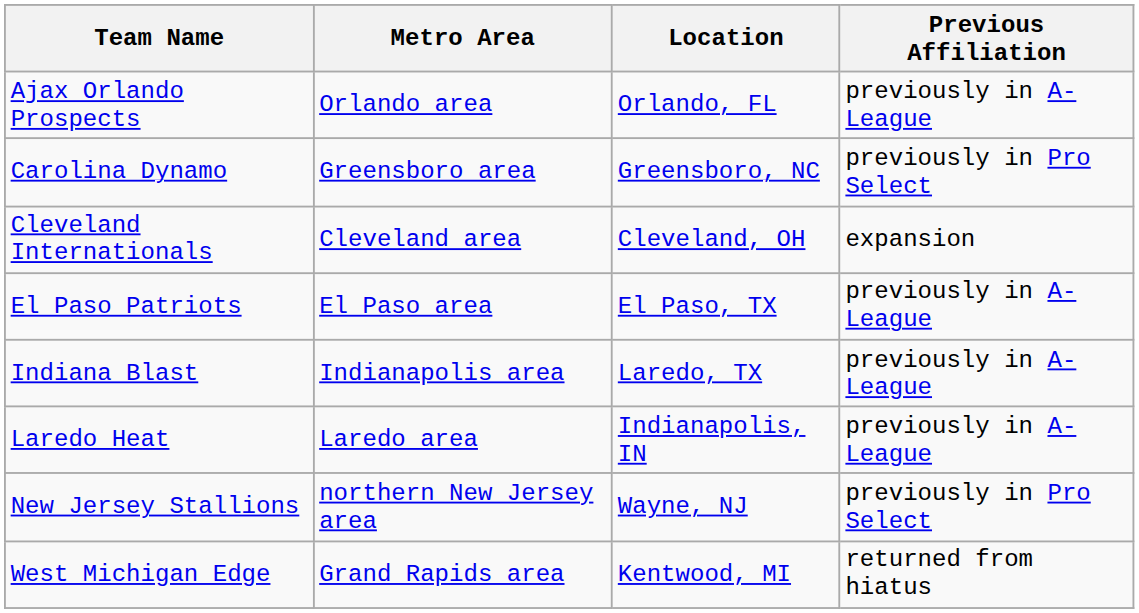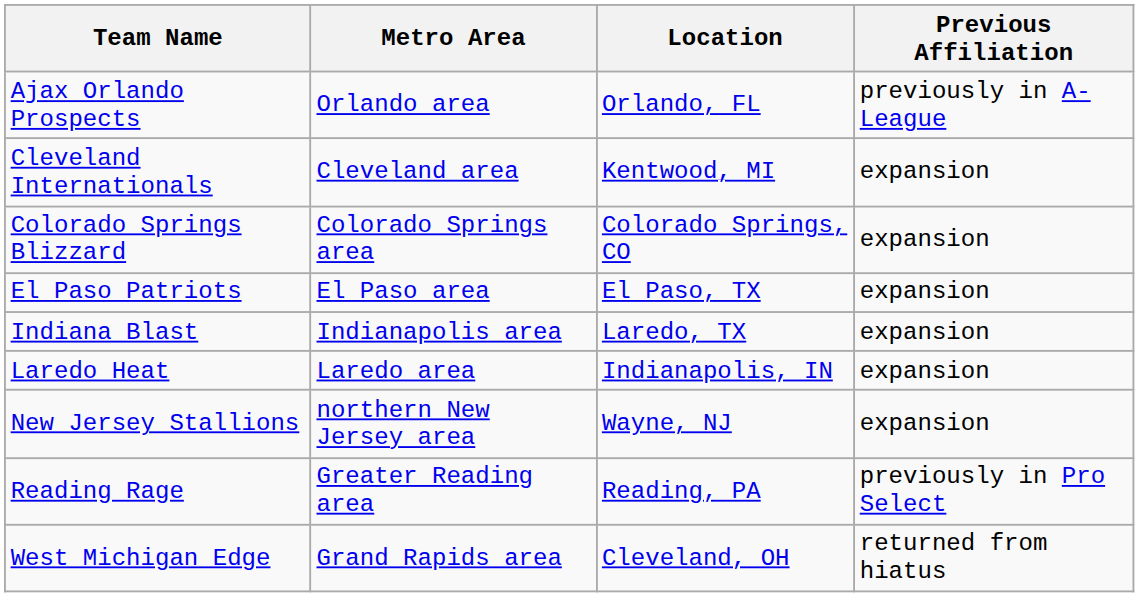- row: (119, 172)
(712, 239) Cleveland, OH -> (689, 172) Kentwood, MI
+ row: (126, 239)
(961, 306) previously in A-League -> (925, 292) expansion
(961, 373) previously in A-League -> (925, 332) expansion
(961, 440) previously in A-League -> (925, 371) expansion
(968, 507) previously in Pro Select -> (925, 424) expansion
+ row: (97, 491)
(704, 574) Kentwood, MI -> (696, 558) Cleveland, OH
